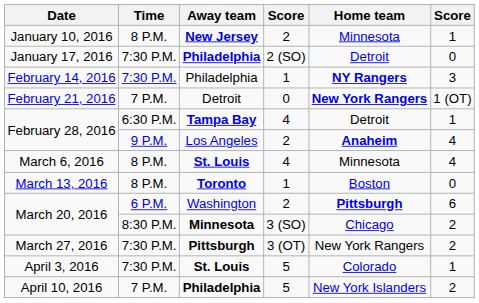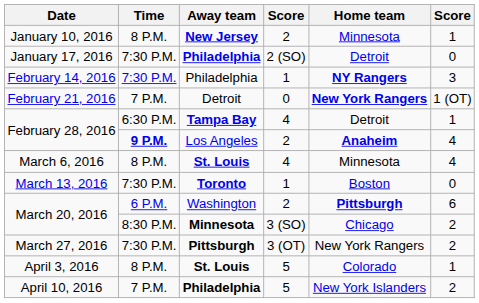(149, 141) normal -> (149, 141) bold
(149, 183) 8 P.M. -> (149, 183) 7:30 P.M.
(149, 266) 7:30 P.M. -> (149, 266) 8 P.M.
